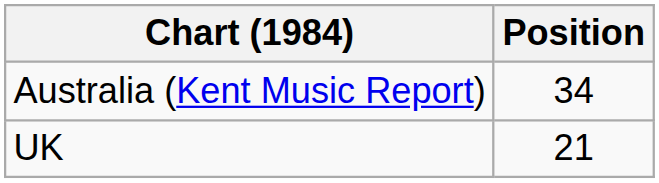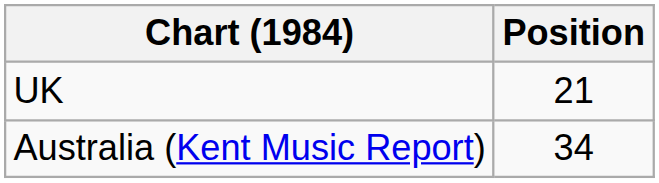rows swapped: (39, 147) <-> (250, 90)
